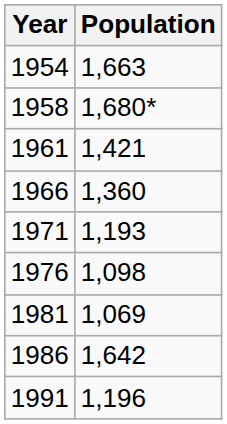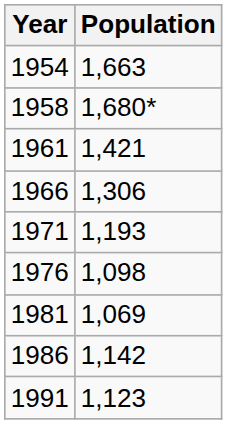(114, 190) 1,360 -> (114, 190) 1,306
(114, 356) 1,642 -> (114, 356) 1,142
(114, 397) 1,196 -> (114, 397) 1,123
